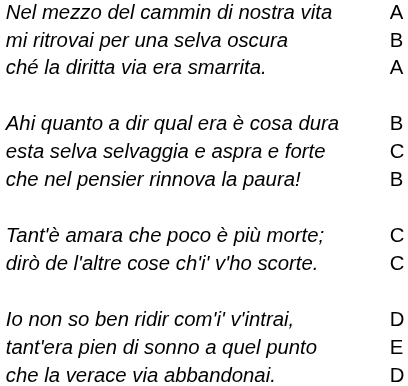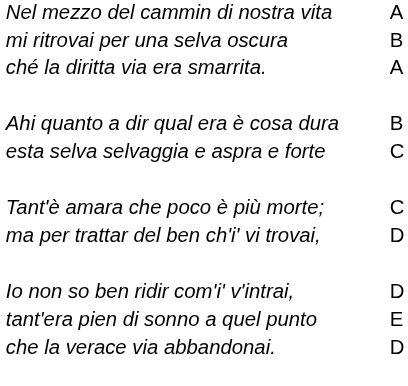- row: (153, 179)
+ row: (163, 235)
- row: (162, 263)
